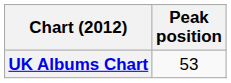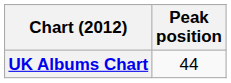(189, 63) 53 -> (189, 63) 44
